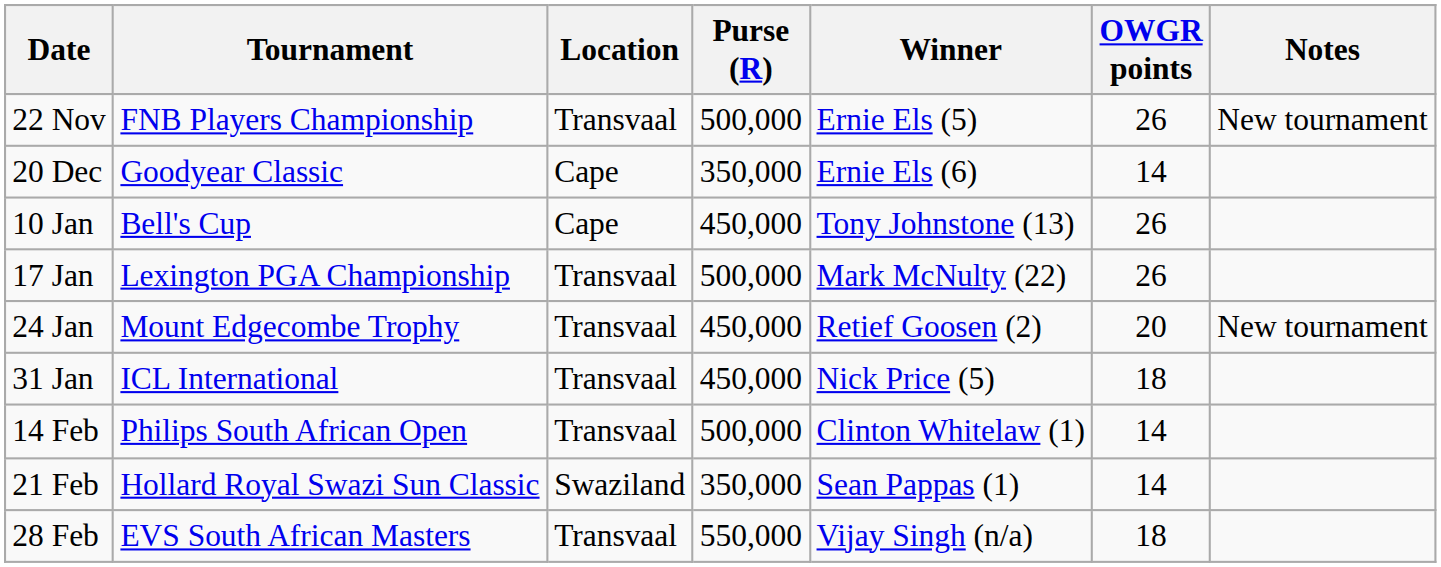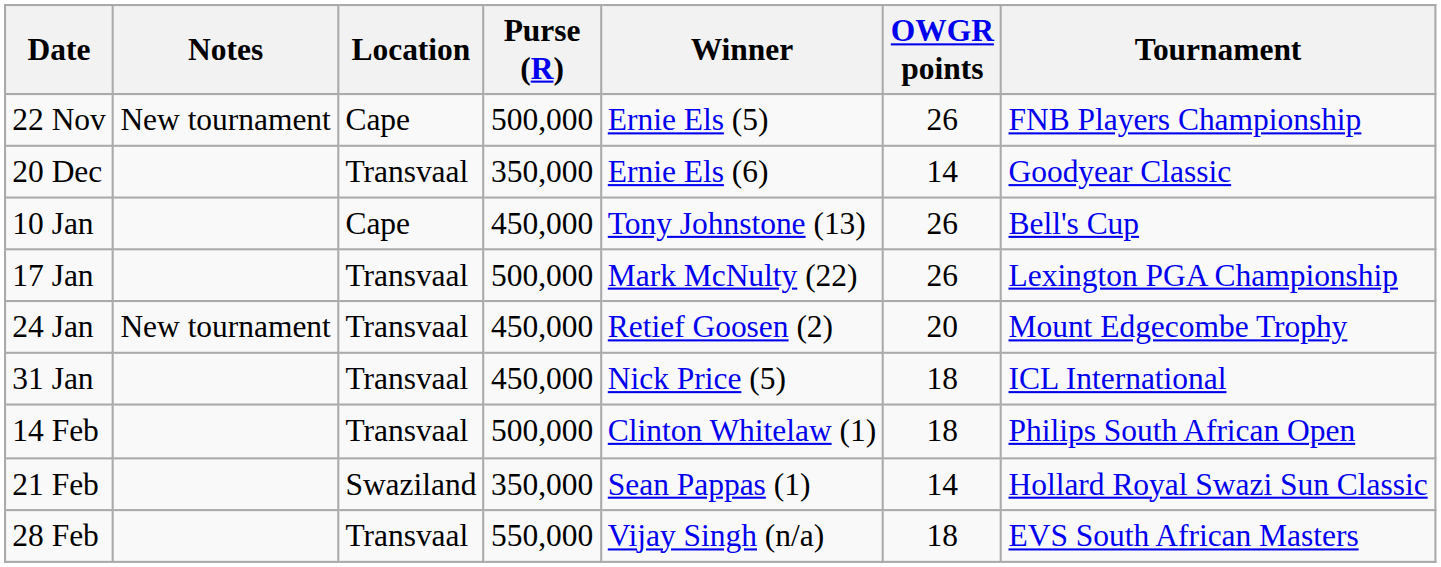columns swapped: (330, 49) <-> (1322, 49)
(616, 119) Transvaal -> (378, 119) Cape
(586, 171) Cape -> (407, 171) Transvaal
(1151, 431) 14 -> (942, 431) 18
